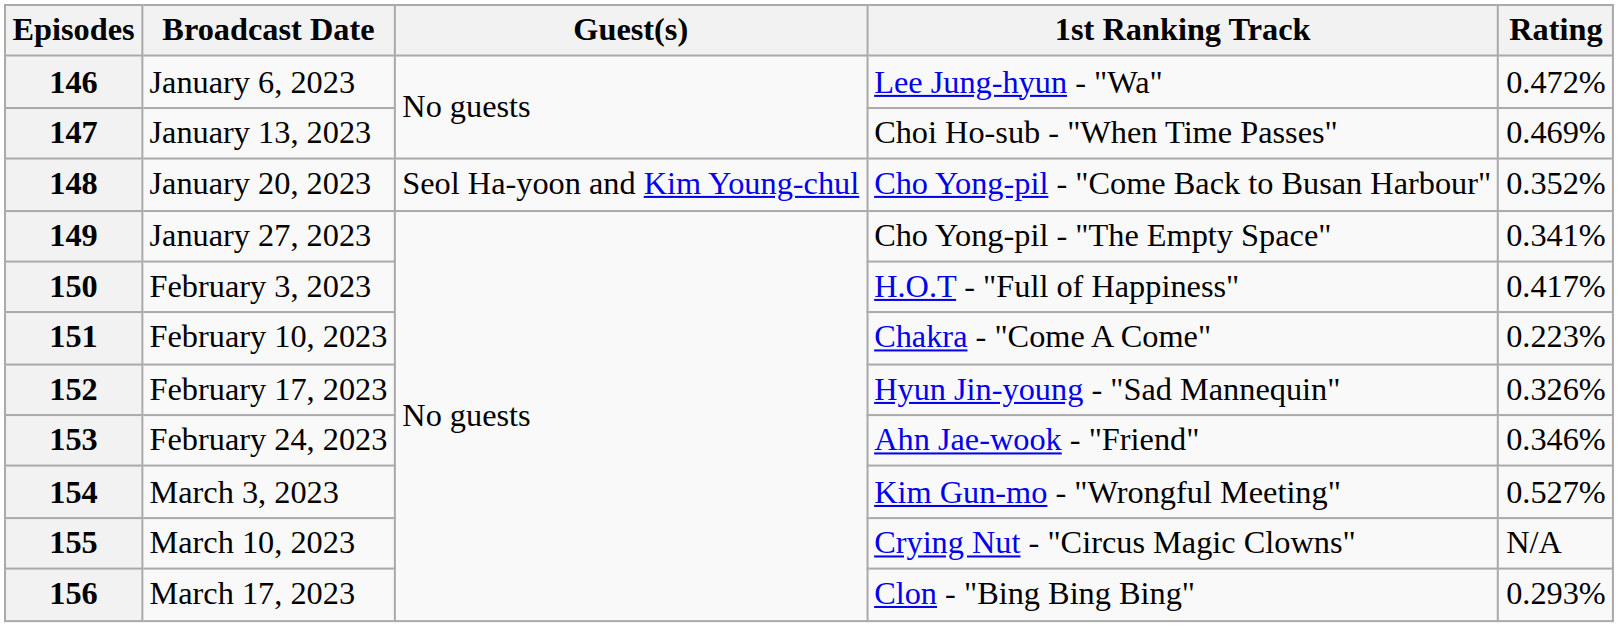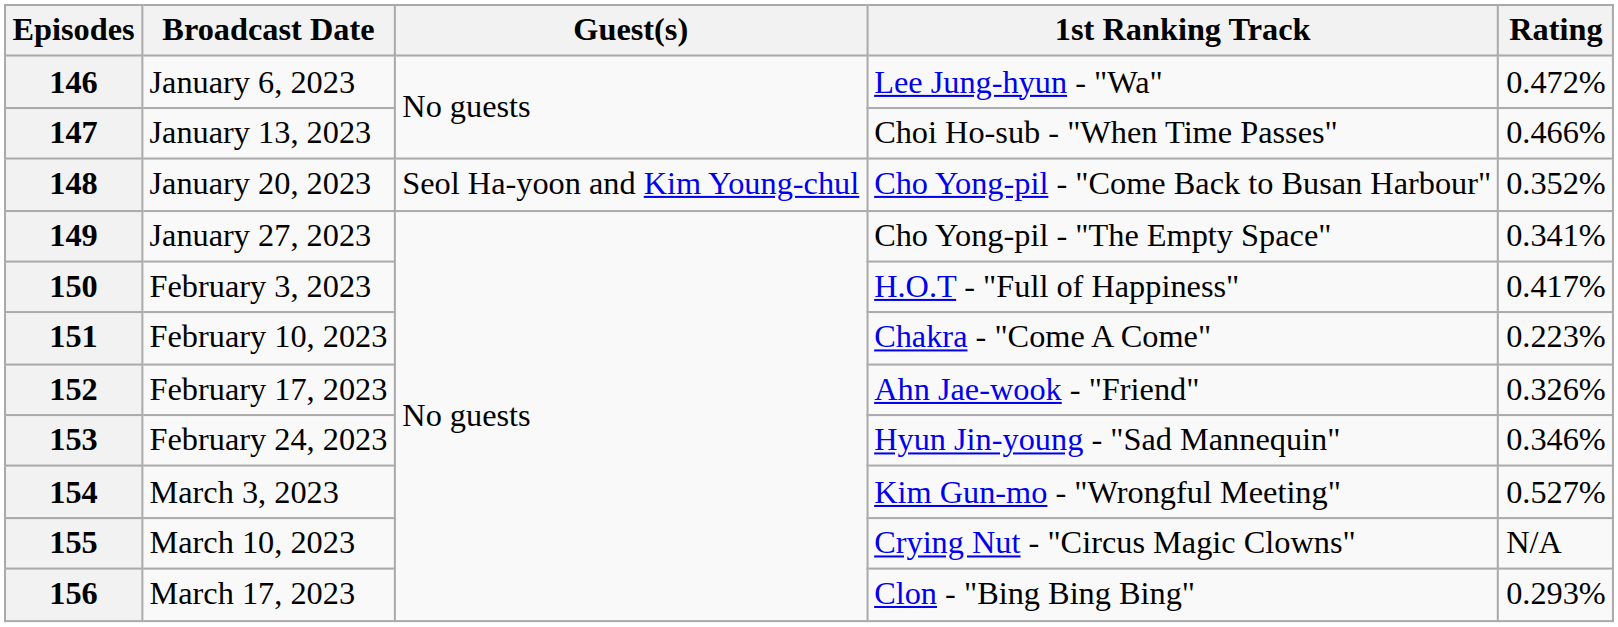(1556, 132) 0.469% -> (1556, 132) 0.466%
(1107, 388) Hyun Jin-young - "Sad Mannequin" -> (1037, 388) Ahn Jae-wook - "Friend"
(1037, 440) Ahn Jae-wook - "Friend" -> (1107, 440) Hyun Jin-young - "Sad Mannequin"
